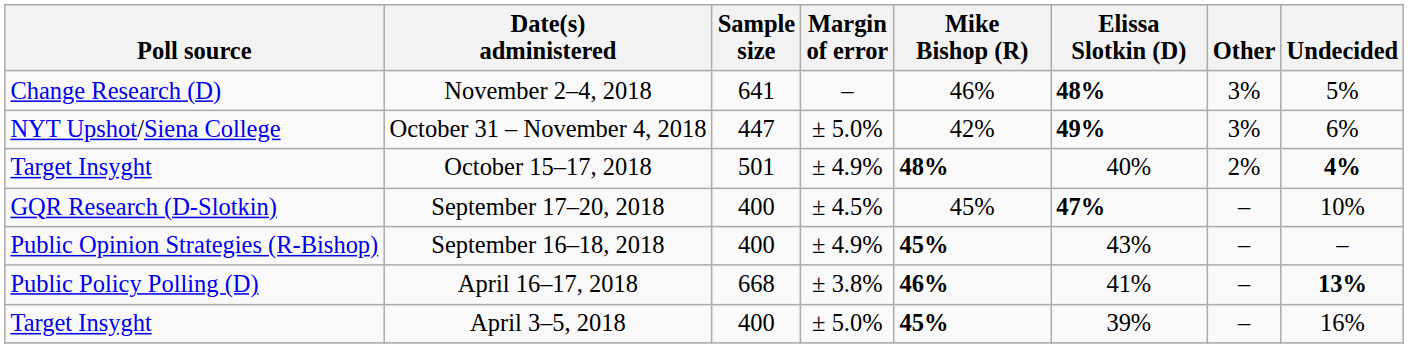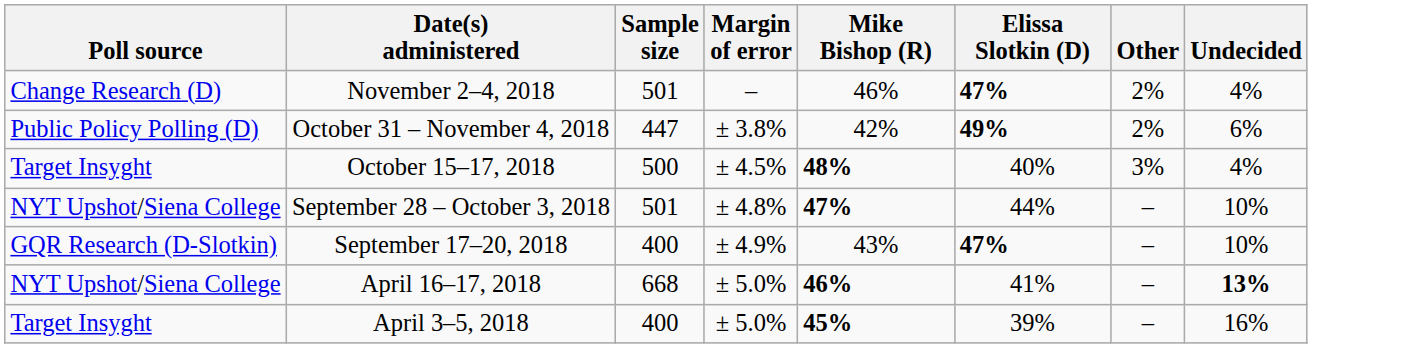(756, 90) 641 -> (660, 90) 501
(1081, 90) 48% -> (984, 90) 47%
(1244, 90) 3% -> (1148, 90) 2%
(1342, 90) 5% -> (1246, 90) 4%
(146, 129) NYT Upshot/Siena College -> (135, 129) Public Policy Polling (D)
(847, 129) ± 5.0% -> (751, 129) ± 3.8%
(1244, 129) 3% -> (1148, 129) 2%
(756, 167) 501 -> (660, 167) 500
(847, 167) ± 4.9% -> (751, 167) ± 4.5%
(1244, 167) 2% -> (1148, 167) 3%
(1342, 167) bold -> (1246, 167) normal
+ row: (451, 206)
(847, 206) ± 4.5% -> (751, 245) ± 4.9%
(972, 206) 45% -> (876, 245) 43%
- row: (548, 245)
(135, 284) Public Policy Polling (D) -> (146, 284) NYT Upshot/Siena College
(847, 284) ± 3.8% -> (751, 284) ± 5.0%
